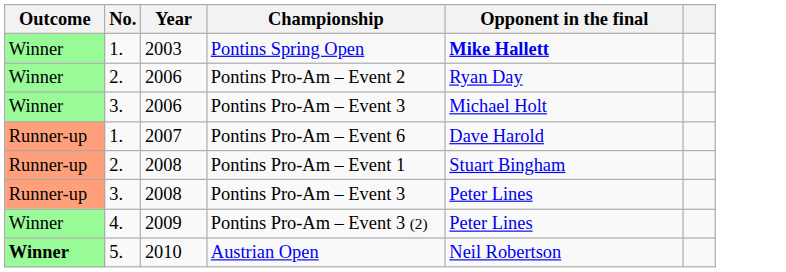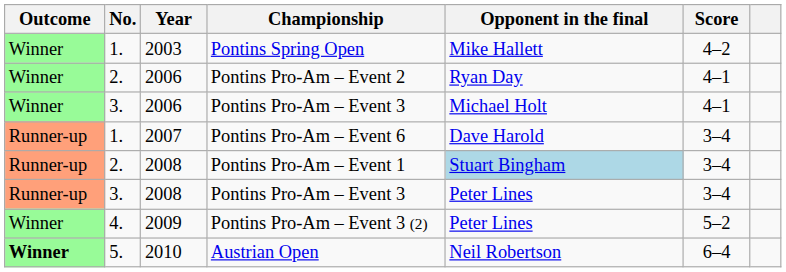+ column: (717, 19)
(499, 48) bold -> (496, 48) normal
(507, 164) no background -> (507, 164) lightblue background
